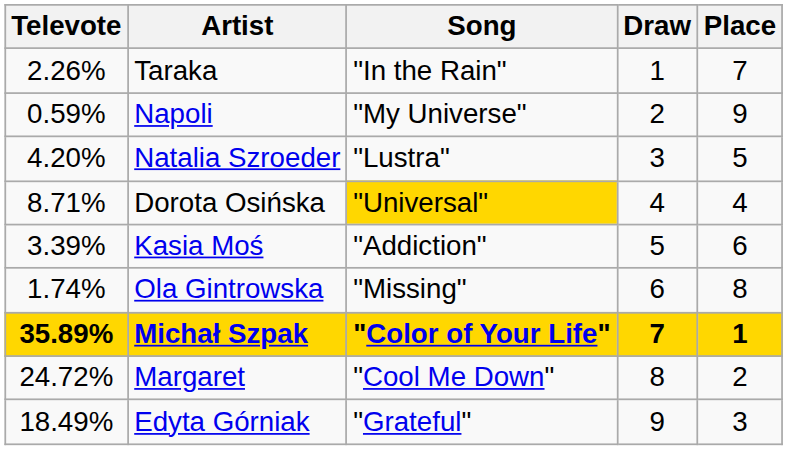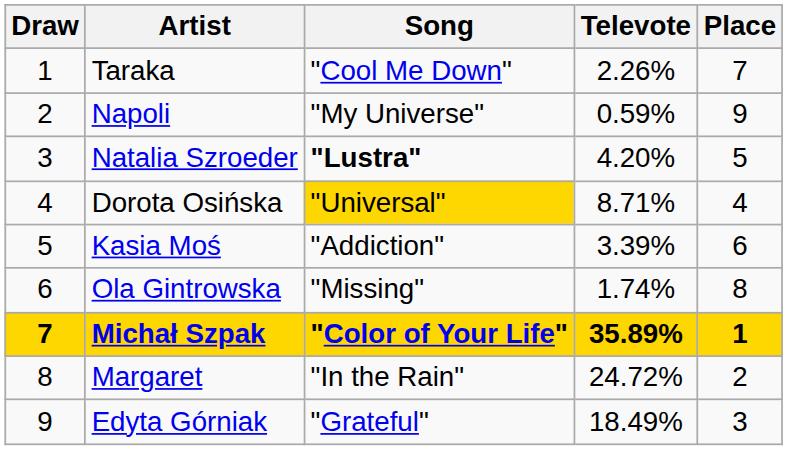columns swapped: (657, 26) <-> (66, 26)
(430, 70) "In the Rain" -> (411, 70) "Cool Me Down"
(401, 158) normal -> (366, 158) bold
(454, 377) "Cool Me Down" -> (387, 377) "In the Rain"
